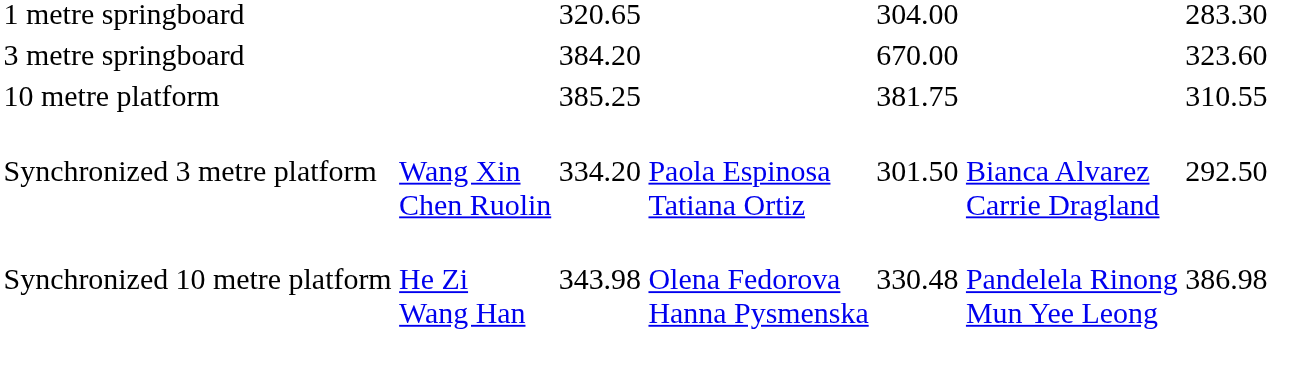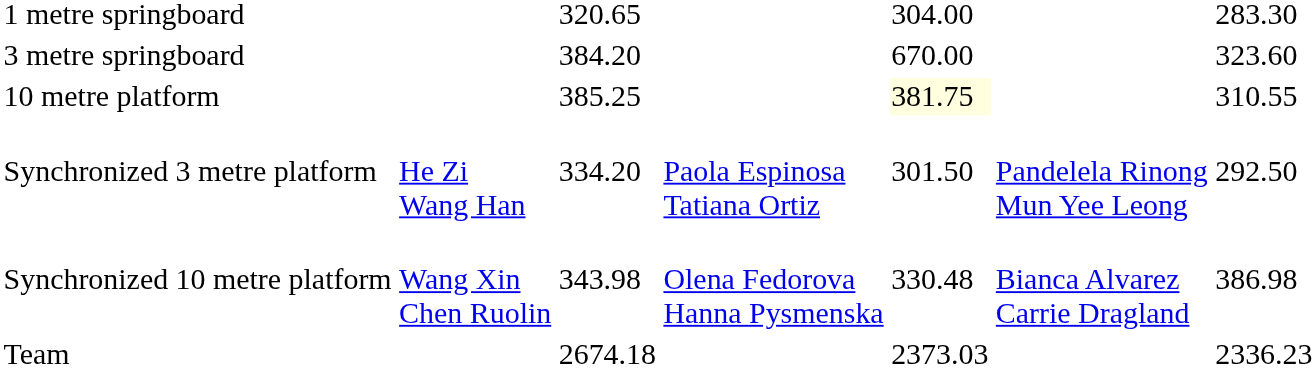(917, 96) no background -> (932, 96) lightyellow background
(475, 187) Wang Xin Chen Ruolin -> (462, 187) He Zi Wang Han
(1063, 187) Bianca Alvarez Carrie Dragland -> (1102, 187) Pandelela Rinong Mun Yee Leong
(462, 296) He Zi Wang Han -> (475, 296) Wang Xin Chen Ruolin
(1072, 296) Pandelela Rinong Mun Yee Leong -> (1093, 296) Bianca Alvarez Carrie Dragland
+ row: (37, 354)
